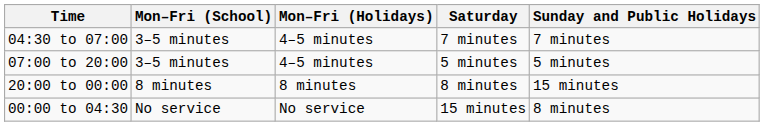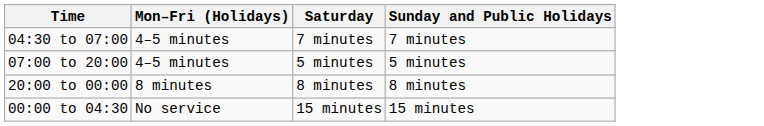- column: (204, 16)
(576, 86) 15 minutes -> (427, 86) 8 minutes
(572, 109) 8 minutes -> (432, 109) 15 minutes
